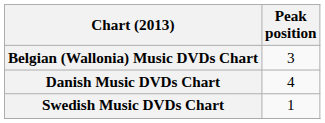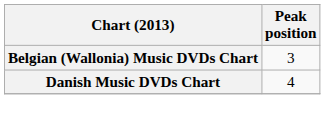- row: (133, 105)
